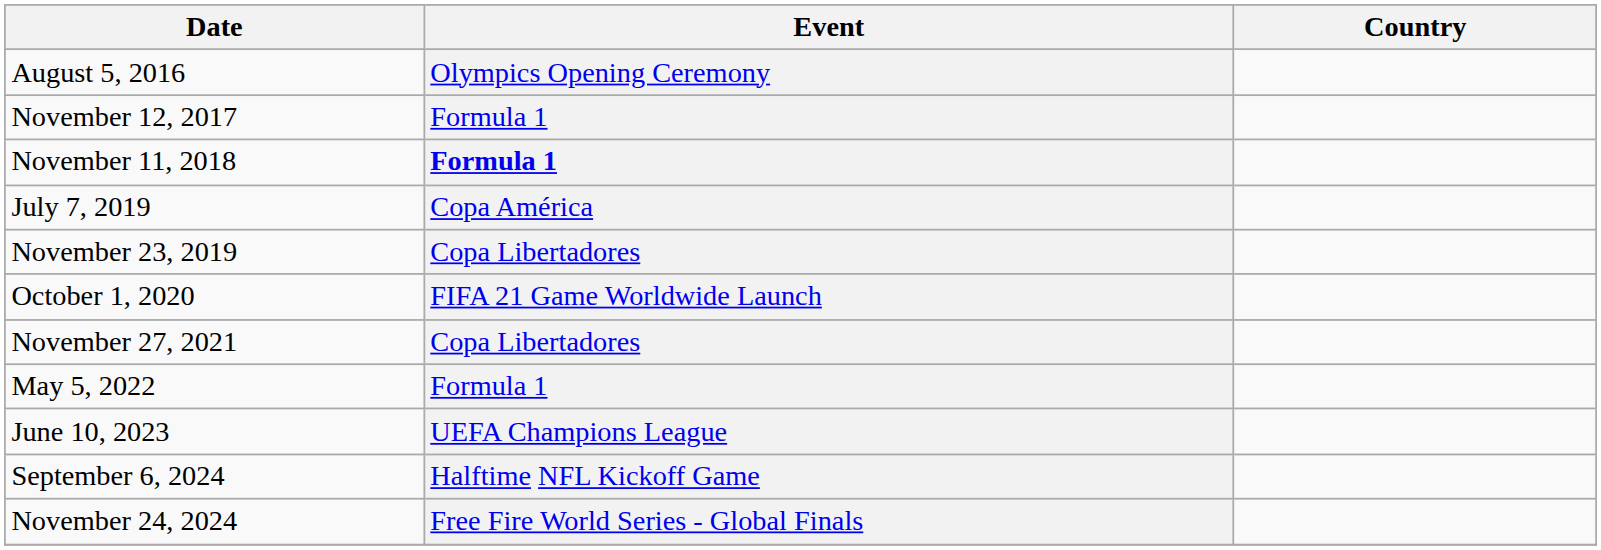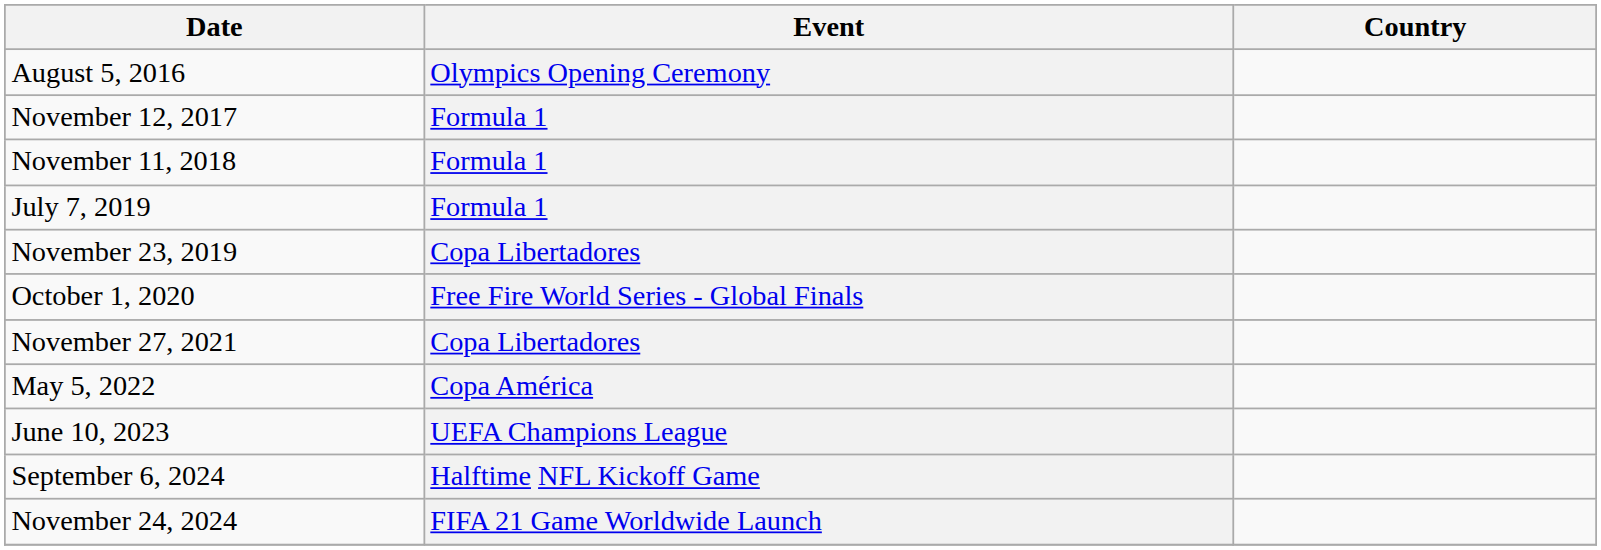(494, 161) bold -> (489, 161) normal
(512, 206) Copa América -> (489, 206) Formula 1
(626, 296) FIFA 21 Game Worldwide Launch -> (647, 296) Free Fire World Series - Global Finals
(489, 386) Formula 1 -> (512, 386) Copa América
(647, 521) Free Fire World Series - Global Finals -> (626, 521) FIFA 21 Game Worldwide Launch
